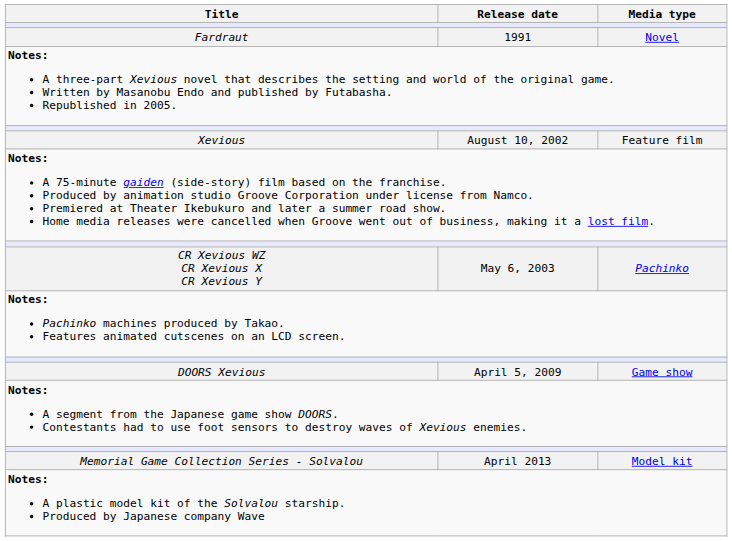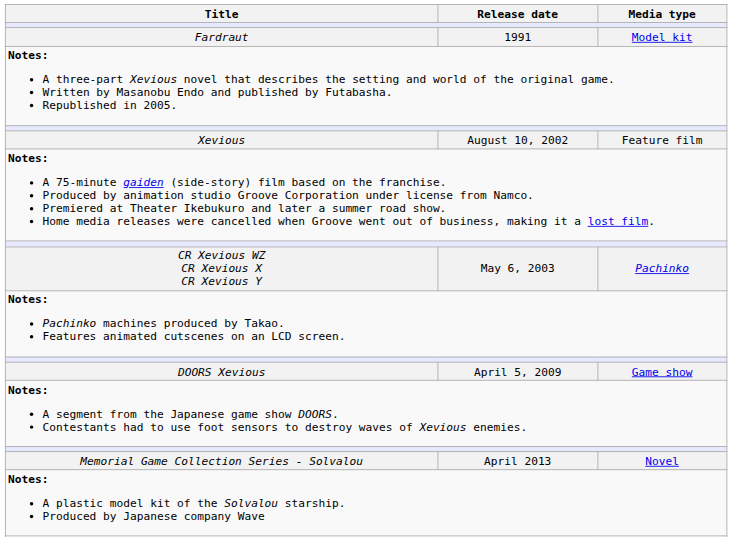(662, 37) Novel -> (662, 37) Model kit
(662, 461) Model kit -> (662, 461) Novel
